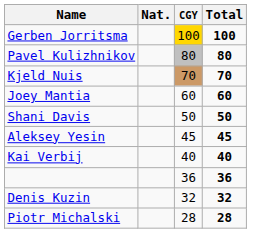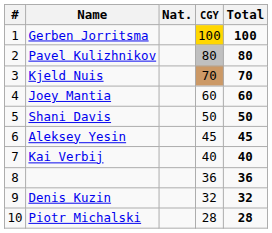+ column: (15, 15)
